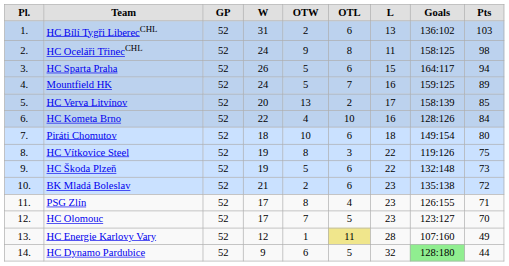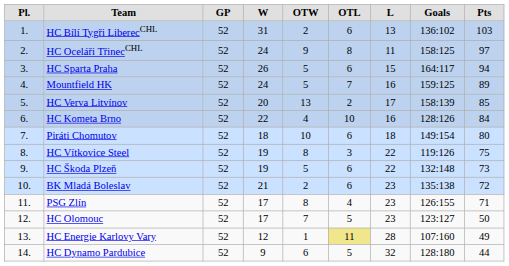(484, 50) 98 -> (484, 50) 97
(484, 219) 70 -> (484, 219) 50
(437, 253) lightgreen background -> (437, 253) no background
